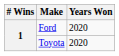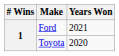(78, 27) 2020 -> (78, 27) 2021
